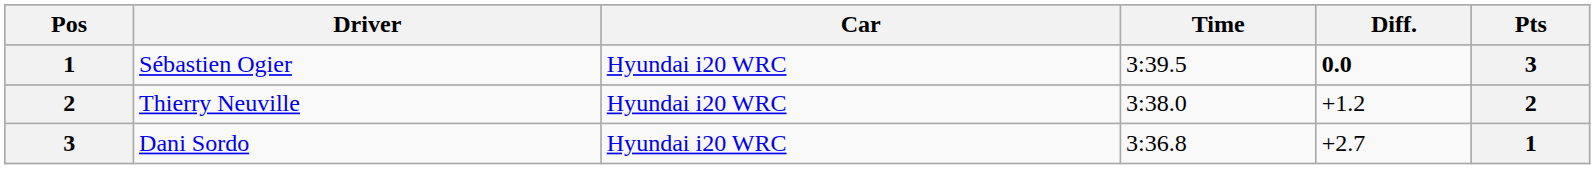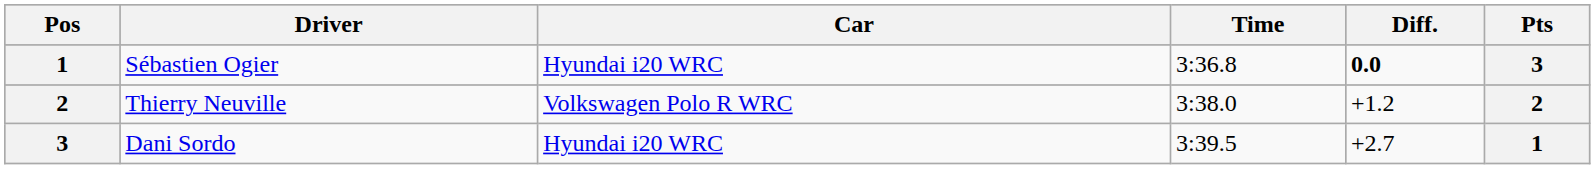(1156, 64) 3:39.5 -> (1206, 64) 3:36.8
(697, 104) Hyundai i20 WRC -> (668, 104) Volkswagen Polo R WRC
(1156, 143) 3:36.8 -> (1206, 143) 3:39.5
